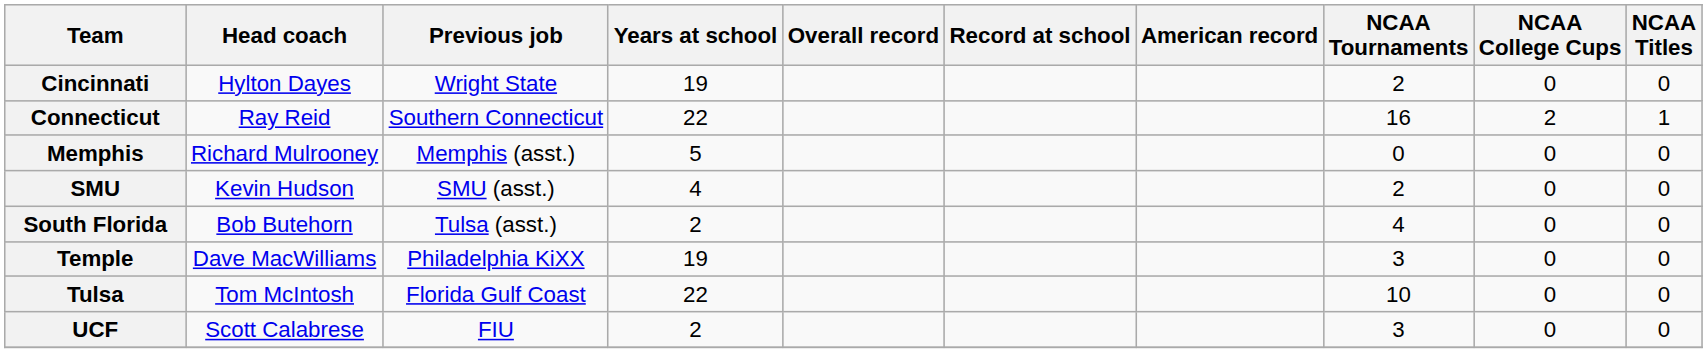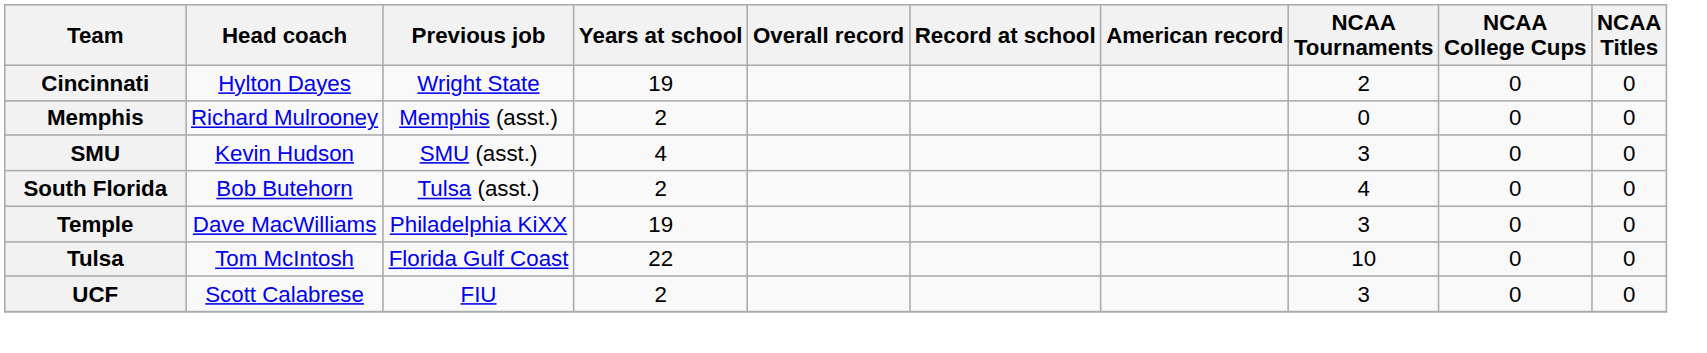- row: (95, 118)
(695, 153) 5 -> (661, 118) 2
(1398, 189) 2 -> (1364, 153) 3
